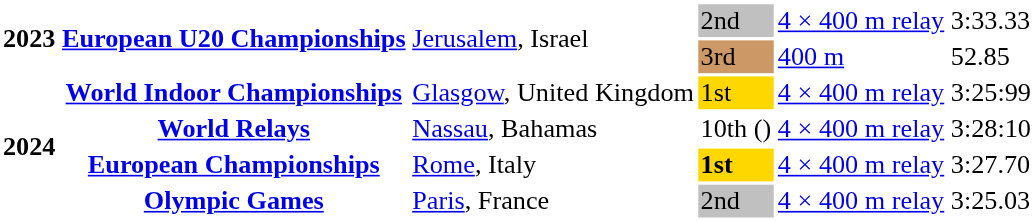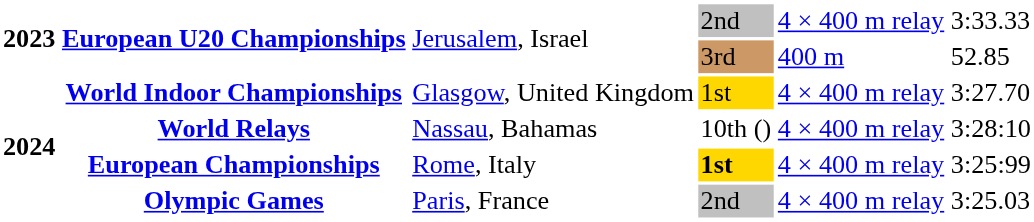(991, 92) 3:25:99 -> (994, 92) 3:27.70
(994, 164) 3:27.70 -> (991, 164) 3:25:99
